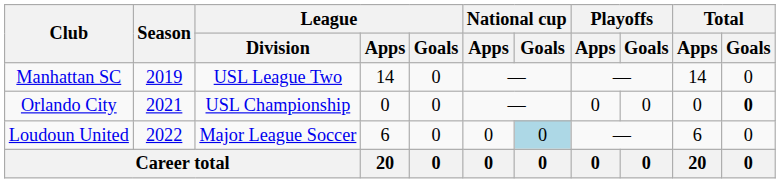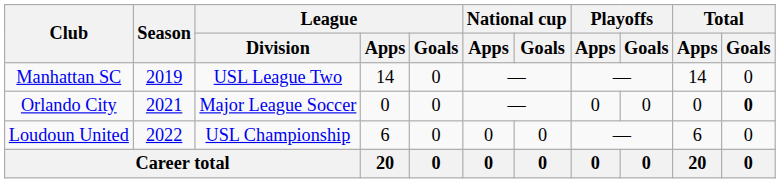(278, 105) USL Championship -> (278, 105) Major League Soccer
(278, 134) Major League Soccer -> (278, 134) USL Championship
(543, 134) lightblue background -> (543, 134) no background
